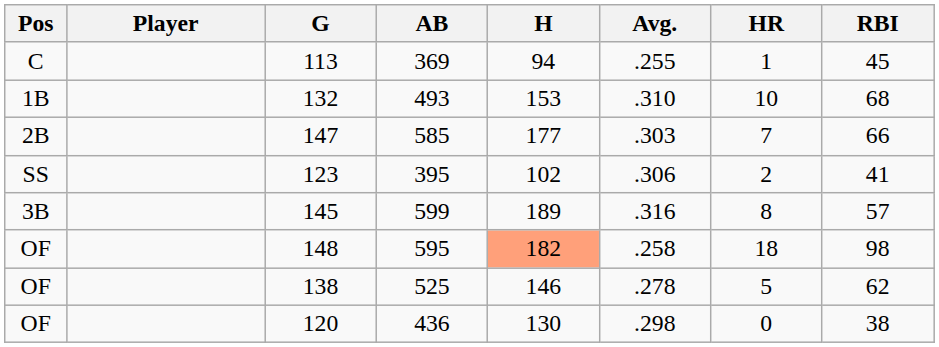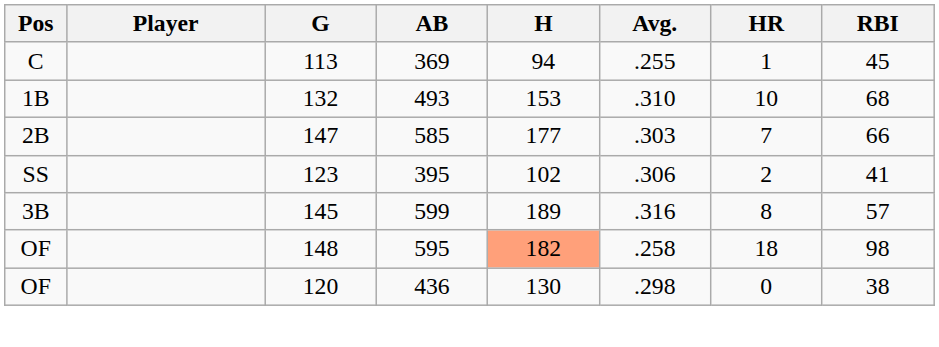- row: (320, 286)
